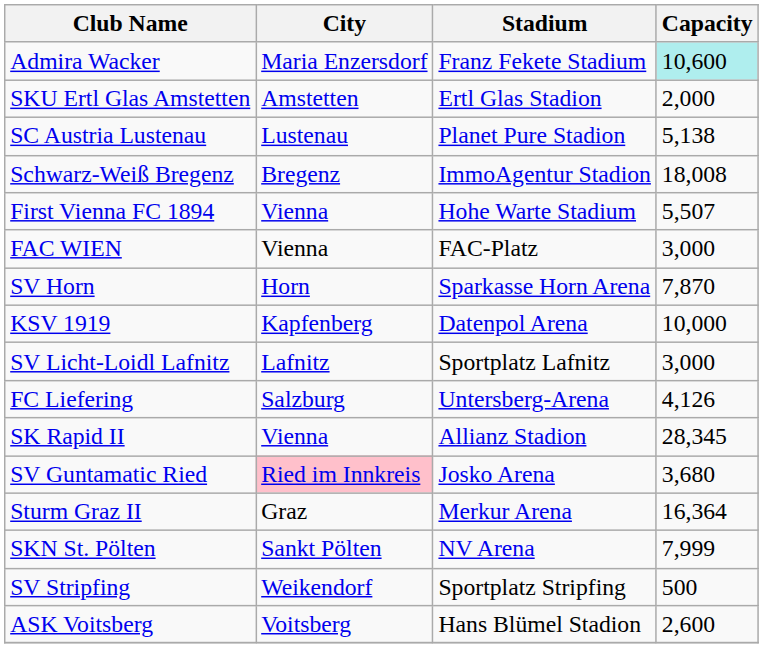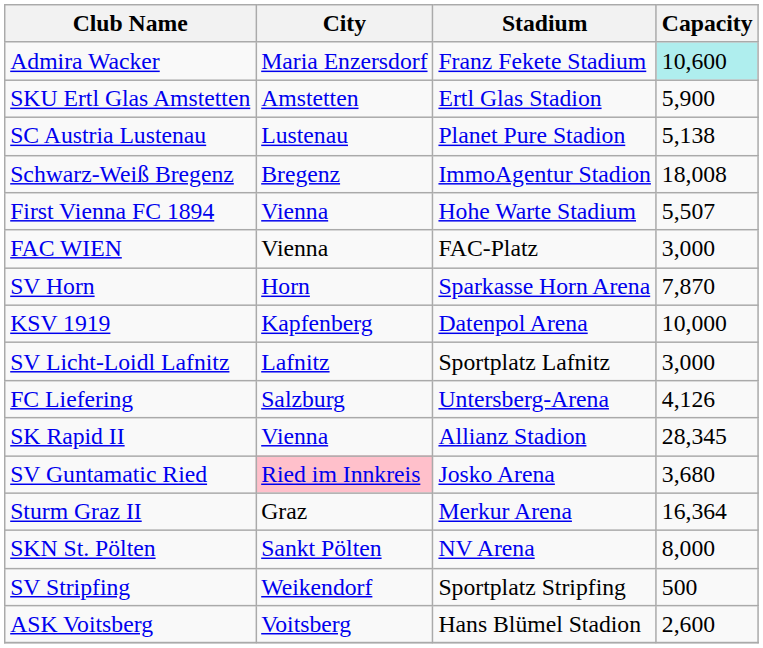(688, 98) 2,000 -> (688, 98) 5,900
(688, 549) 7,999 -> (688, 549) 8,000
